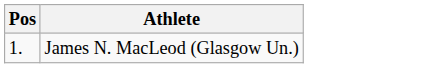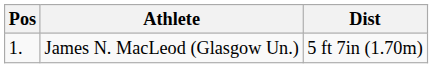+ column: (365, 18)
